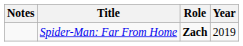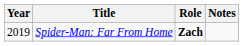columns swapped: (224, 13) <-> (21, 13)
